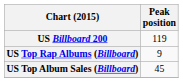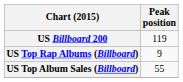(159, 69) 45 -> (159, 69) 55
